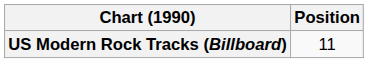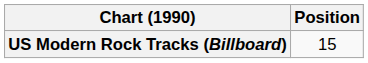(327, 44) 11 -> (327, 44) 15
